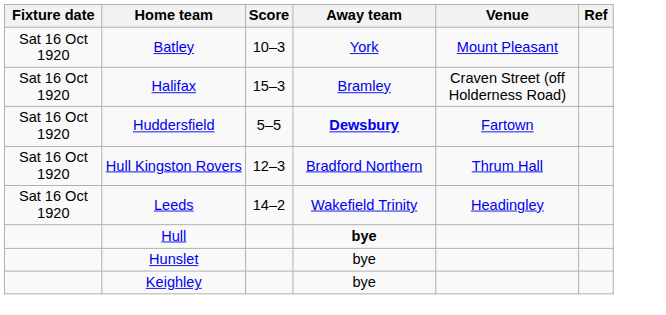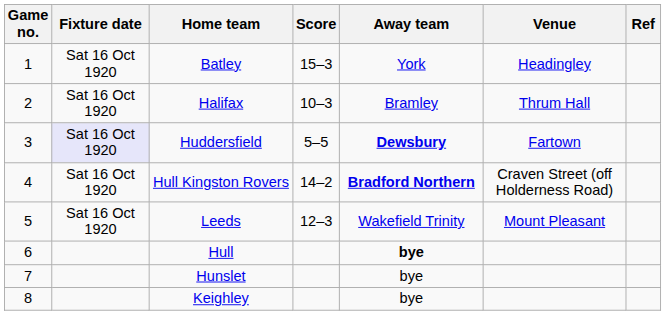+ column: (28, 24)
(269, 47) 10–3 -> (316, 63) 15–3
(507, 47) Mount Pleasant -> (555, 63) Headingley
(269, 86) 15–3 -> (316, 103) 10–3
(507, 86) Craven Street (off Holderness Road) -> (555, 103) Thrum Hall
(53, 126) no background -> (100, 142) lavender background
(269, 165) 12–3 -> (316, 182) 14–2
(364, 165) normal -> (411, 182) bold
(507, 165) Thrum Hall -> (555, 182) Craven Street (off Holderness Road)
(269, 205) 14–2 -> (316, 221) 12–3
(507, 205) Headingley -> (555, 221) Mount Pleasant
